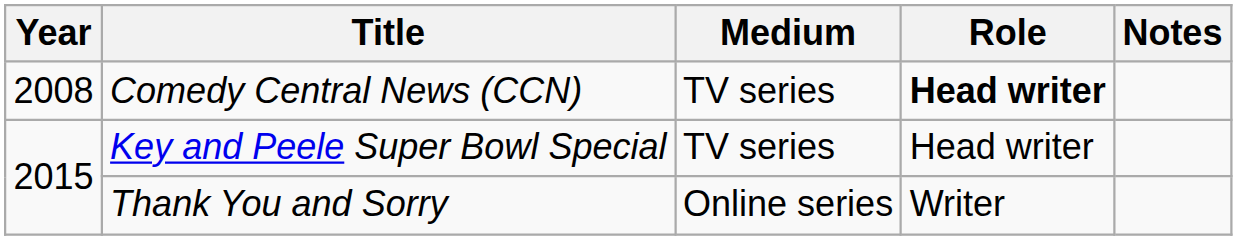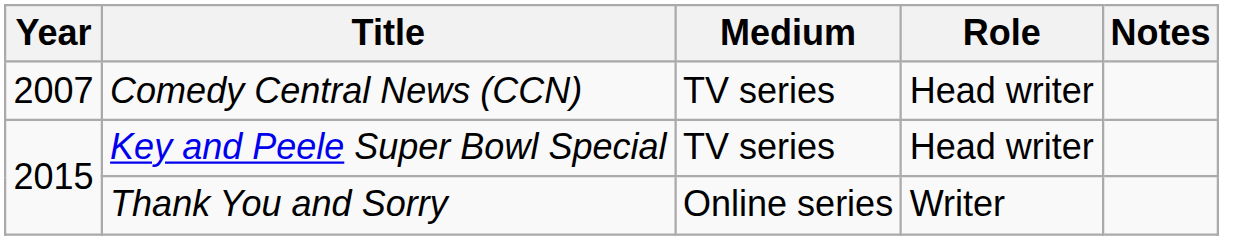(53, 90) 2008 -> (53, 90) 2007
(1008, 90) bold -> (1002, 90) normal
